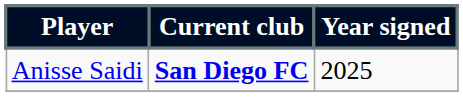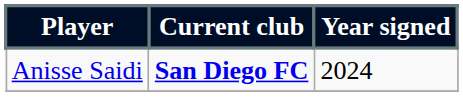(347, 69) 2025 -> (347, 69) 2024
